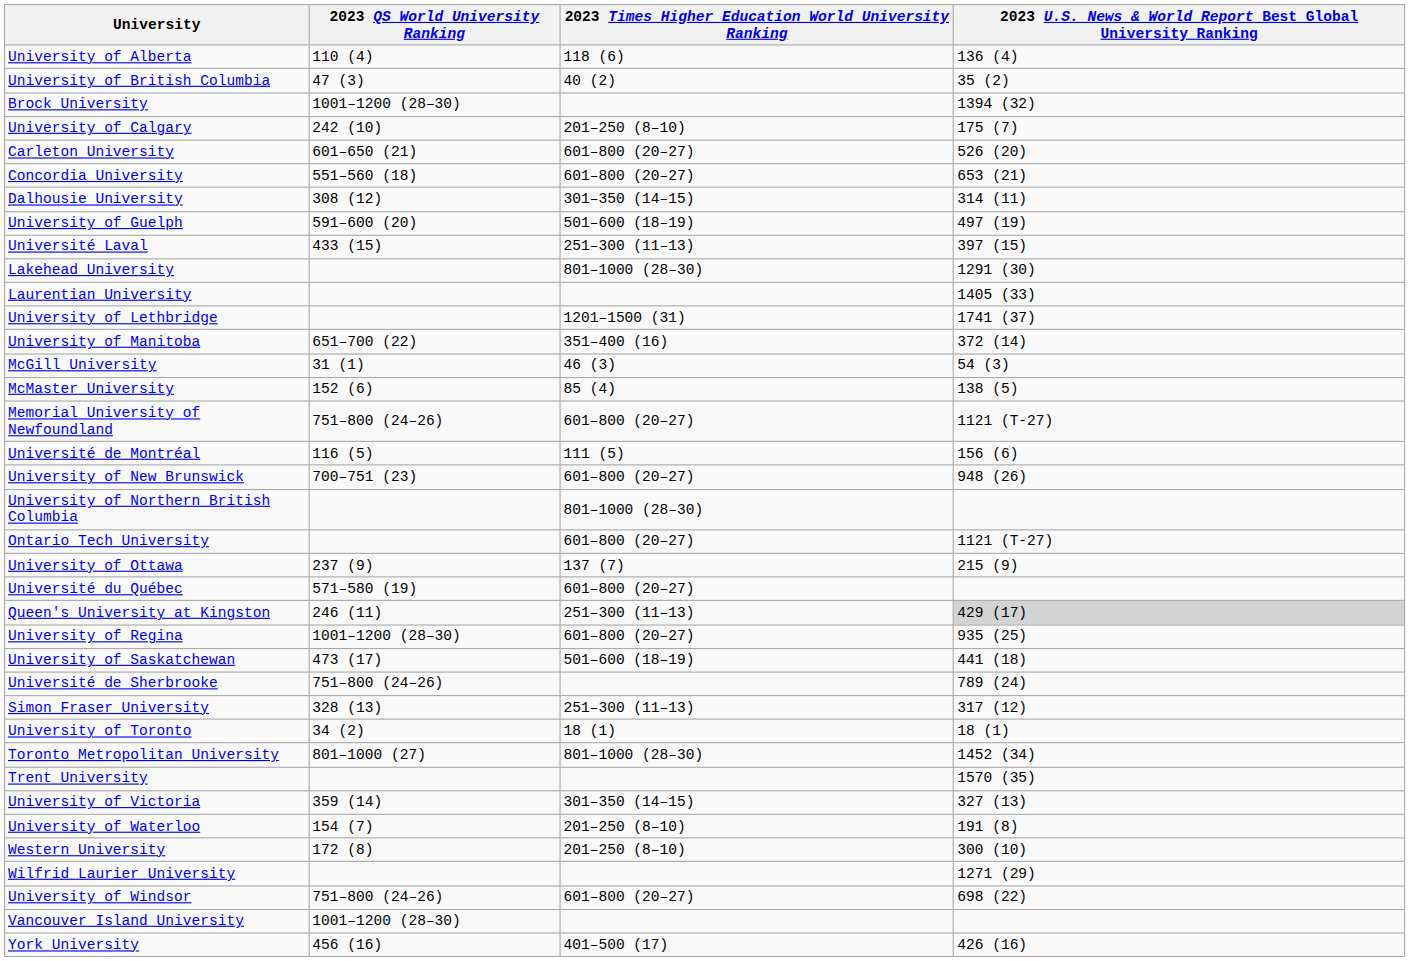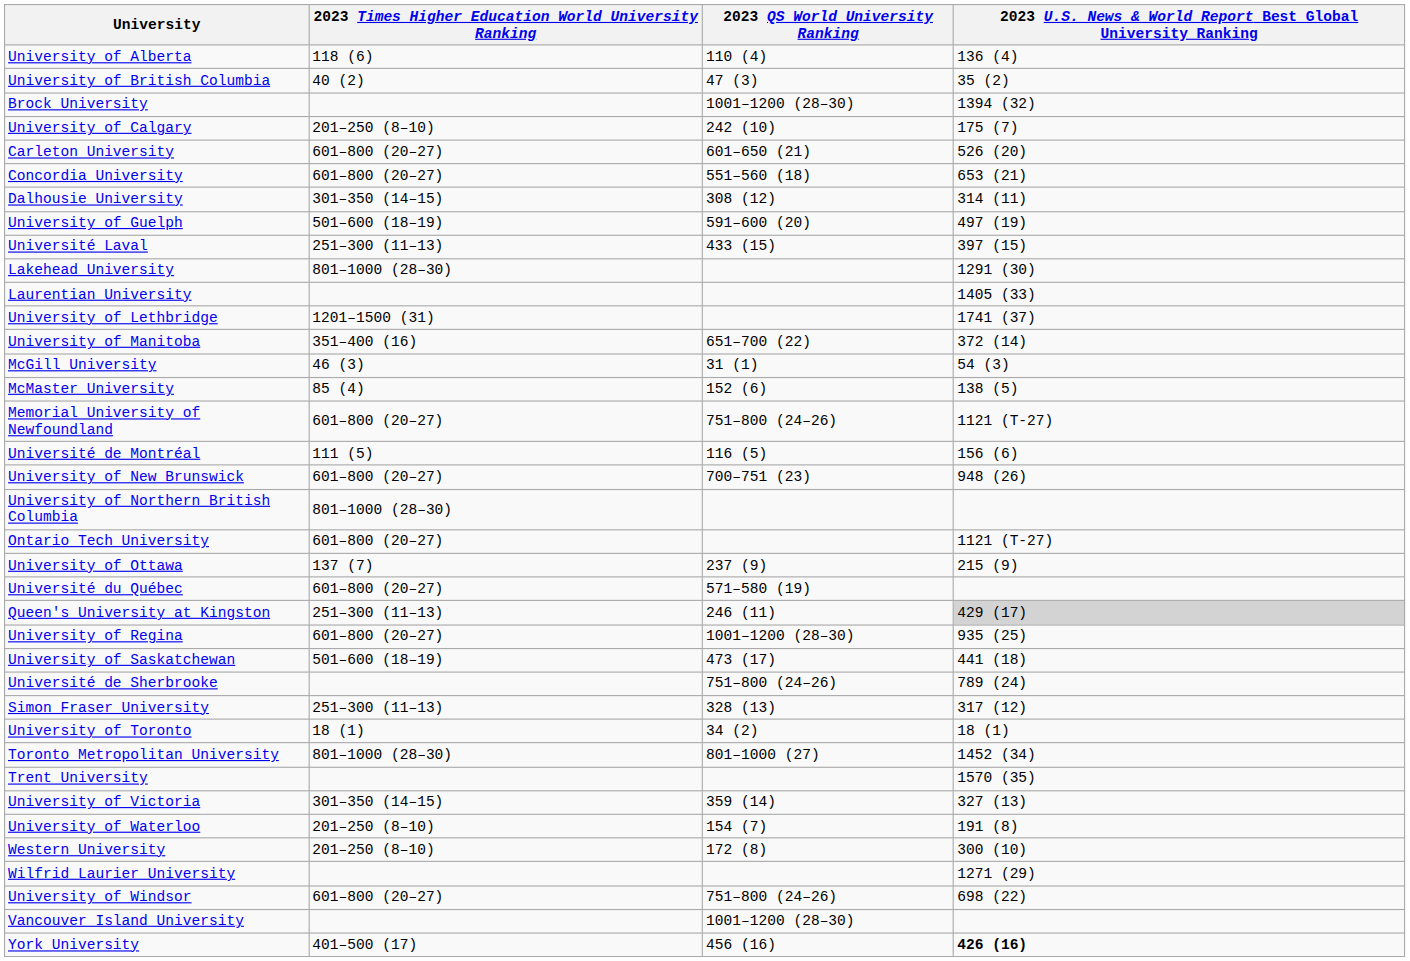columns swapped: (434, 25) <-> (757, 25)
(992, 945) normal -> (992, 945) bold
